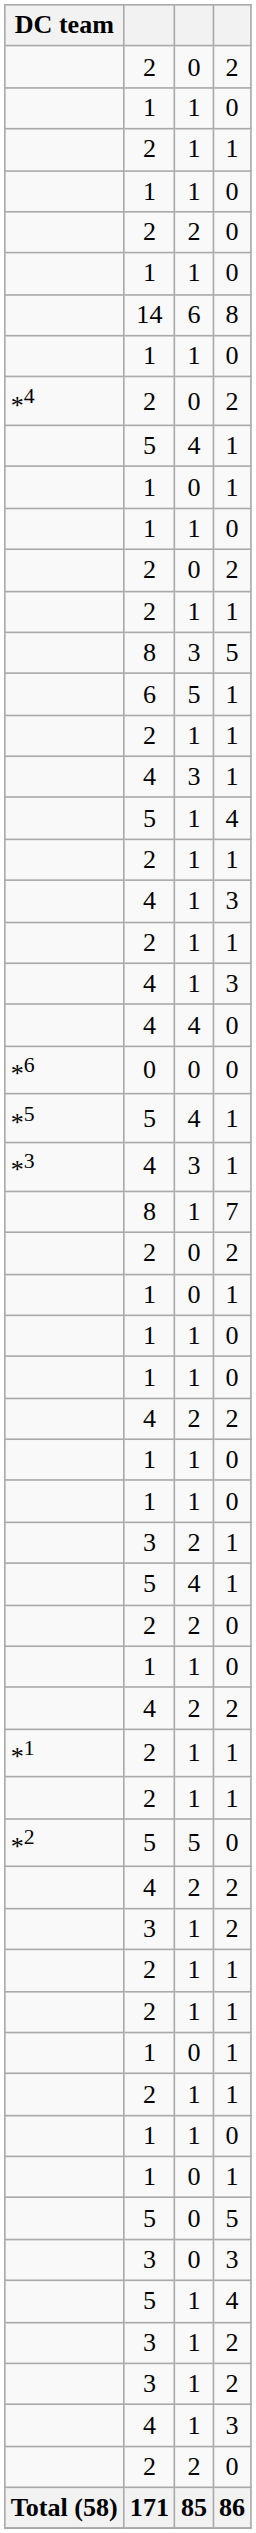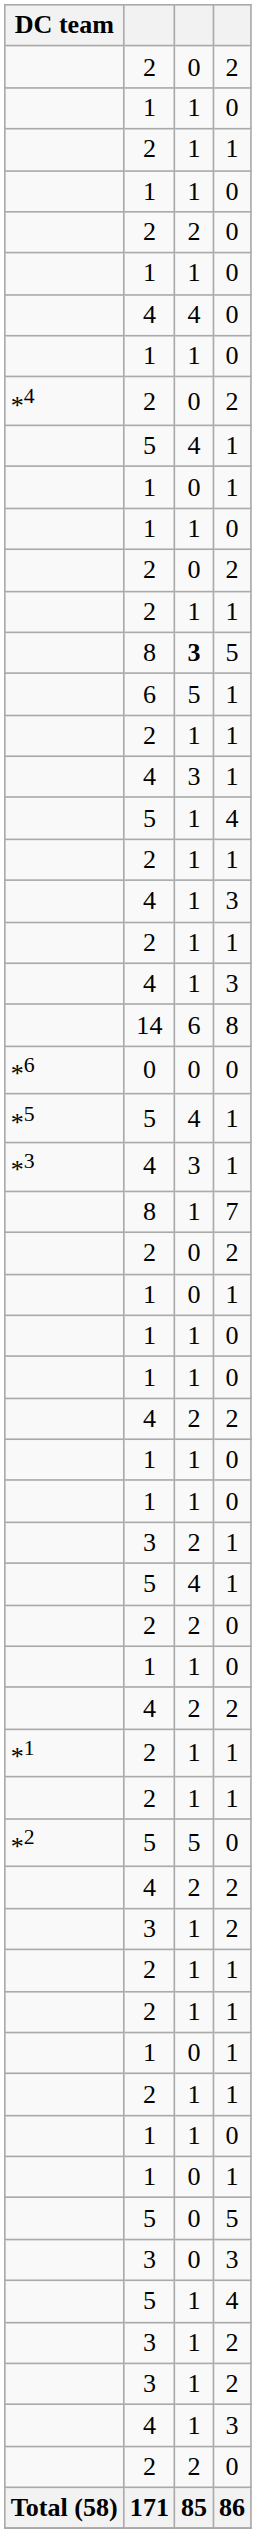rows swapped: (149, 314) <-> (149, 1024)
(194, 652) normal -> (194, 652) bold
